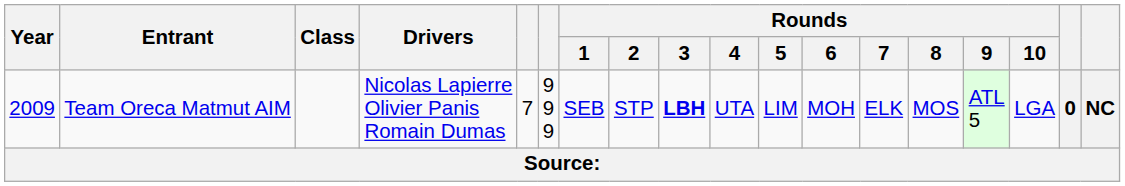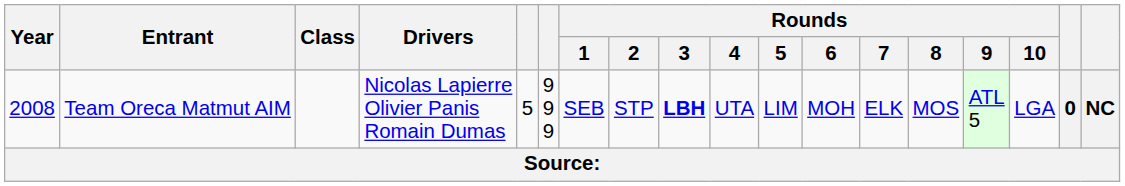(32, 108) 2009 -> (32, 108) 2008
(528, 108) 7 -> (528, 108) 5
